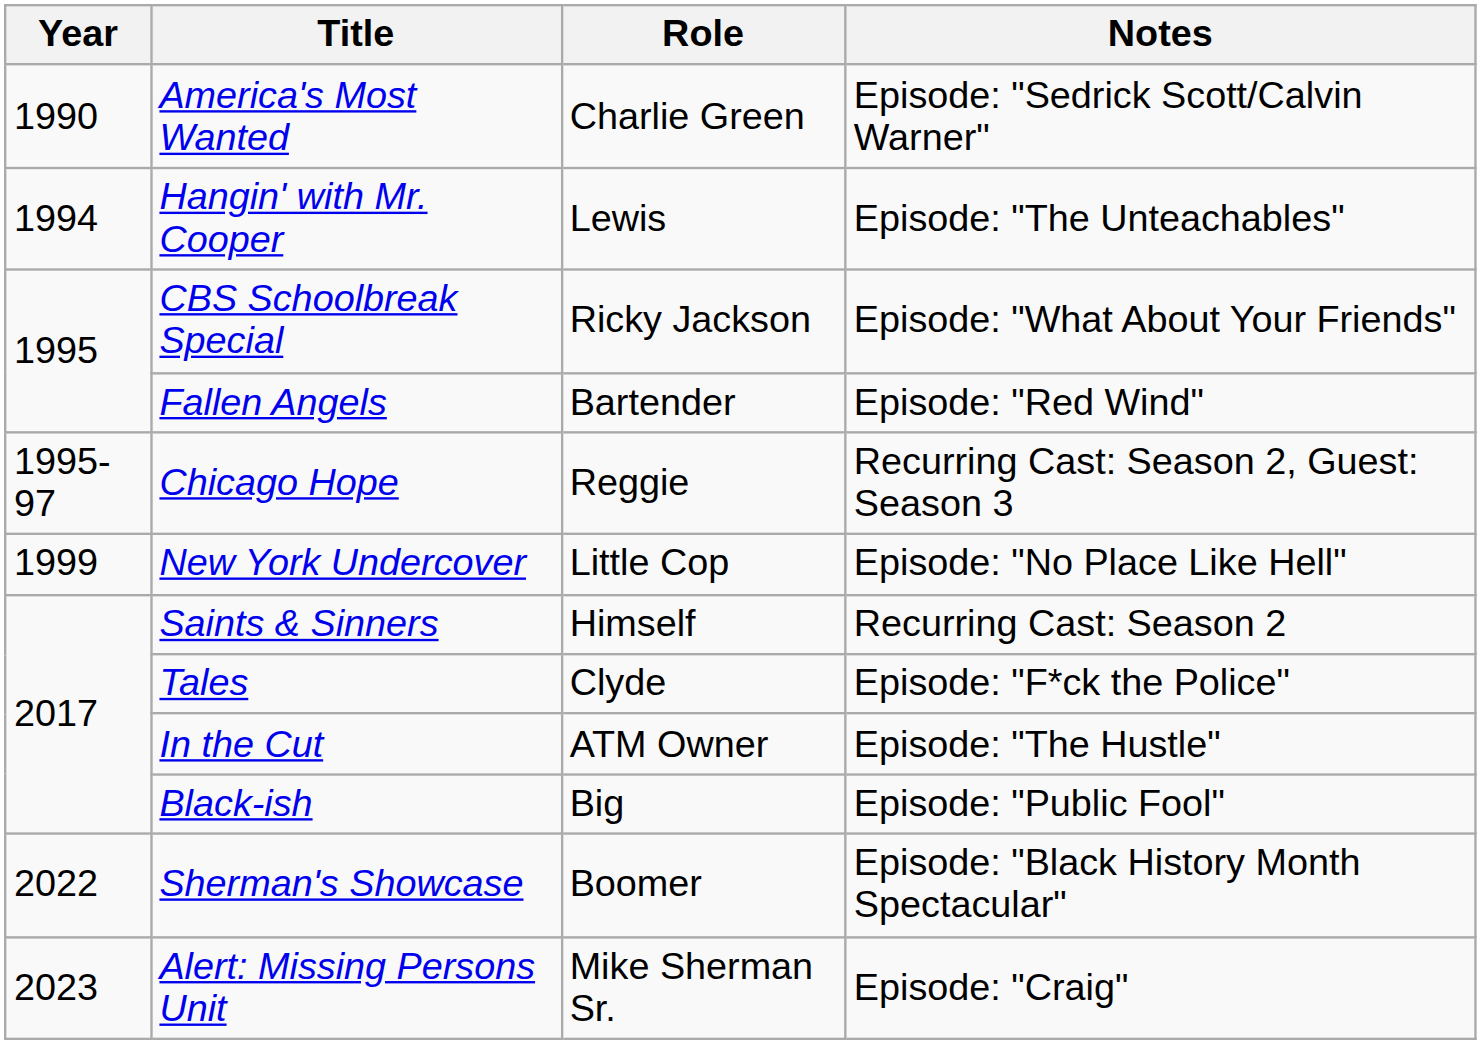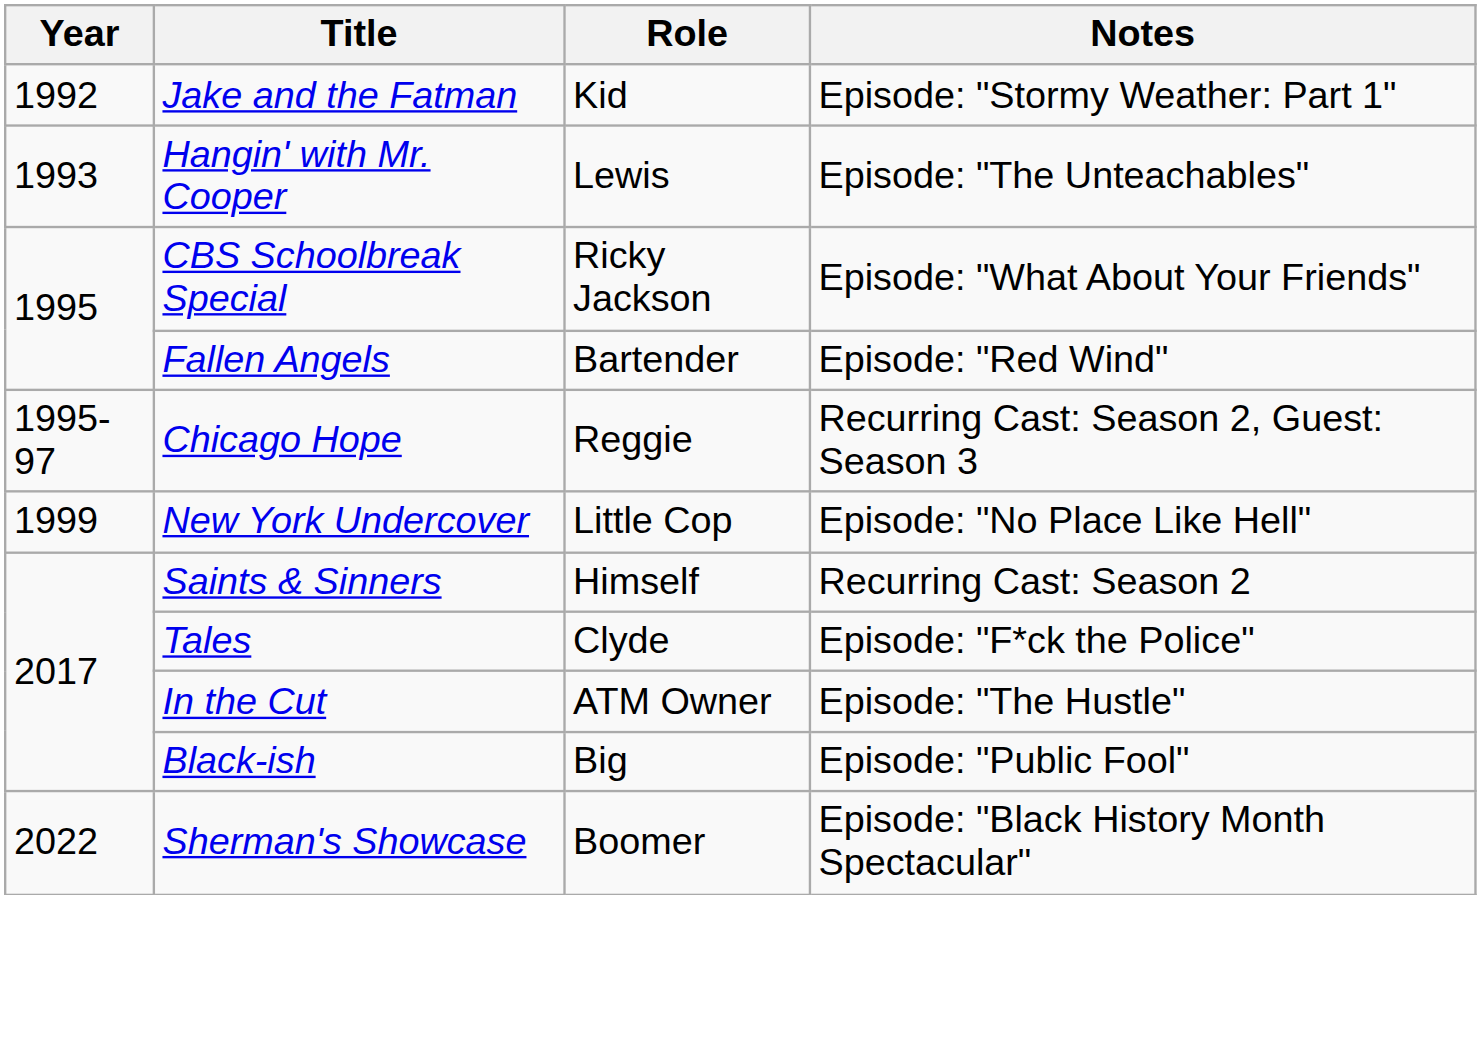- row: (288, 115)
+ row: (340, 94)
(56, 217) 1994 -> (56, 175) 1993
- row: (347, 986)
